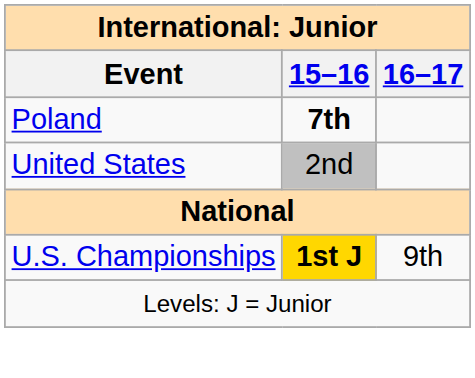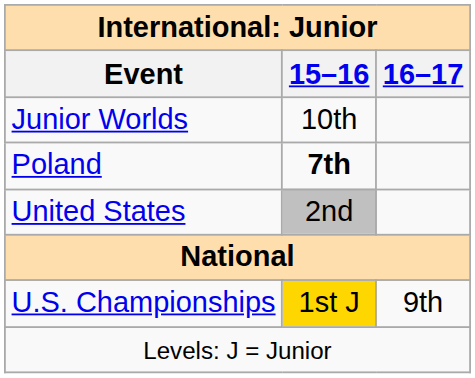+ row: (100, 119)
(329, 257) bold -> (329, 303) normal
